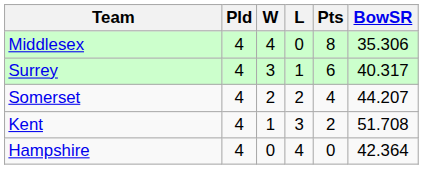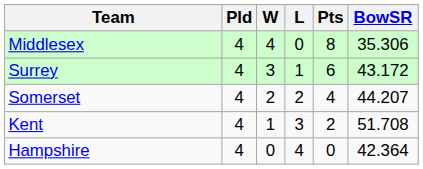(383, 71) 40.317 -> (383, 71) 43.172
